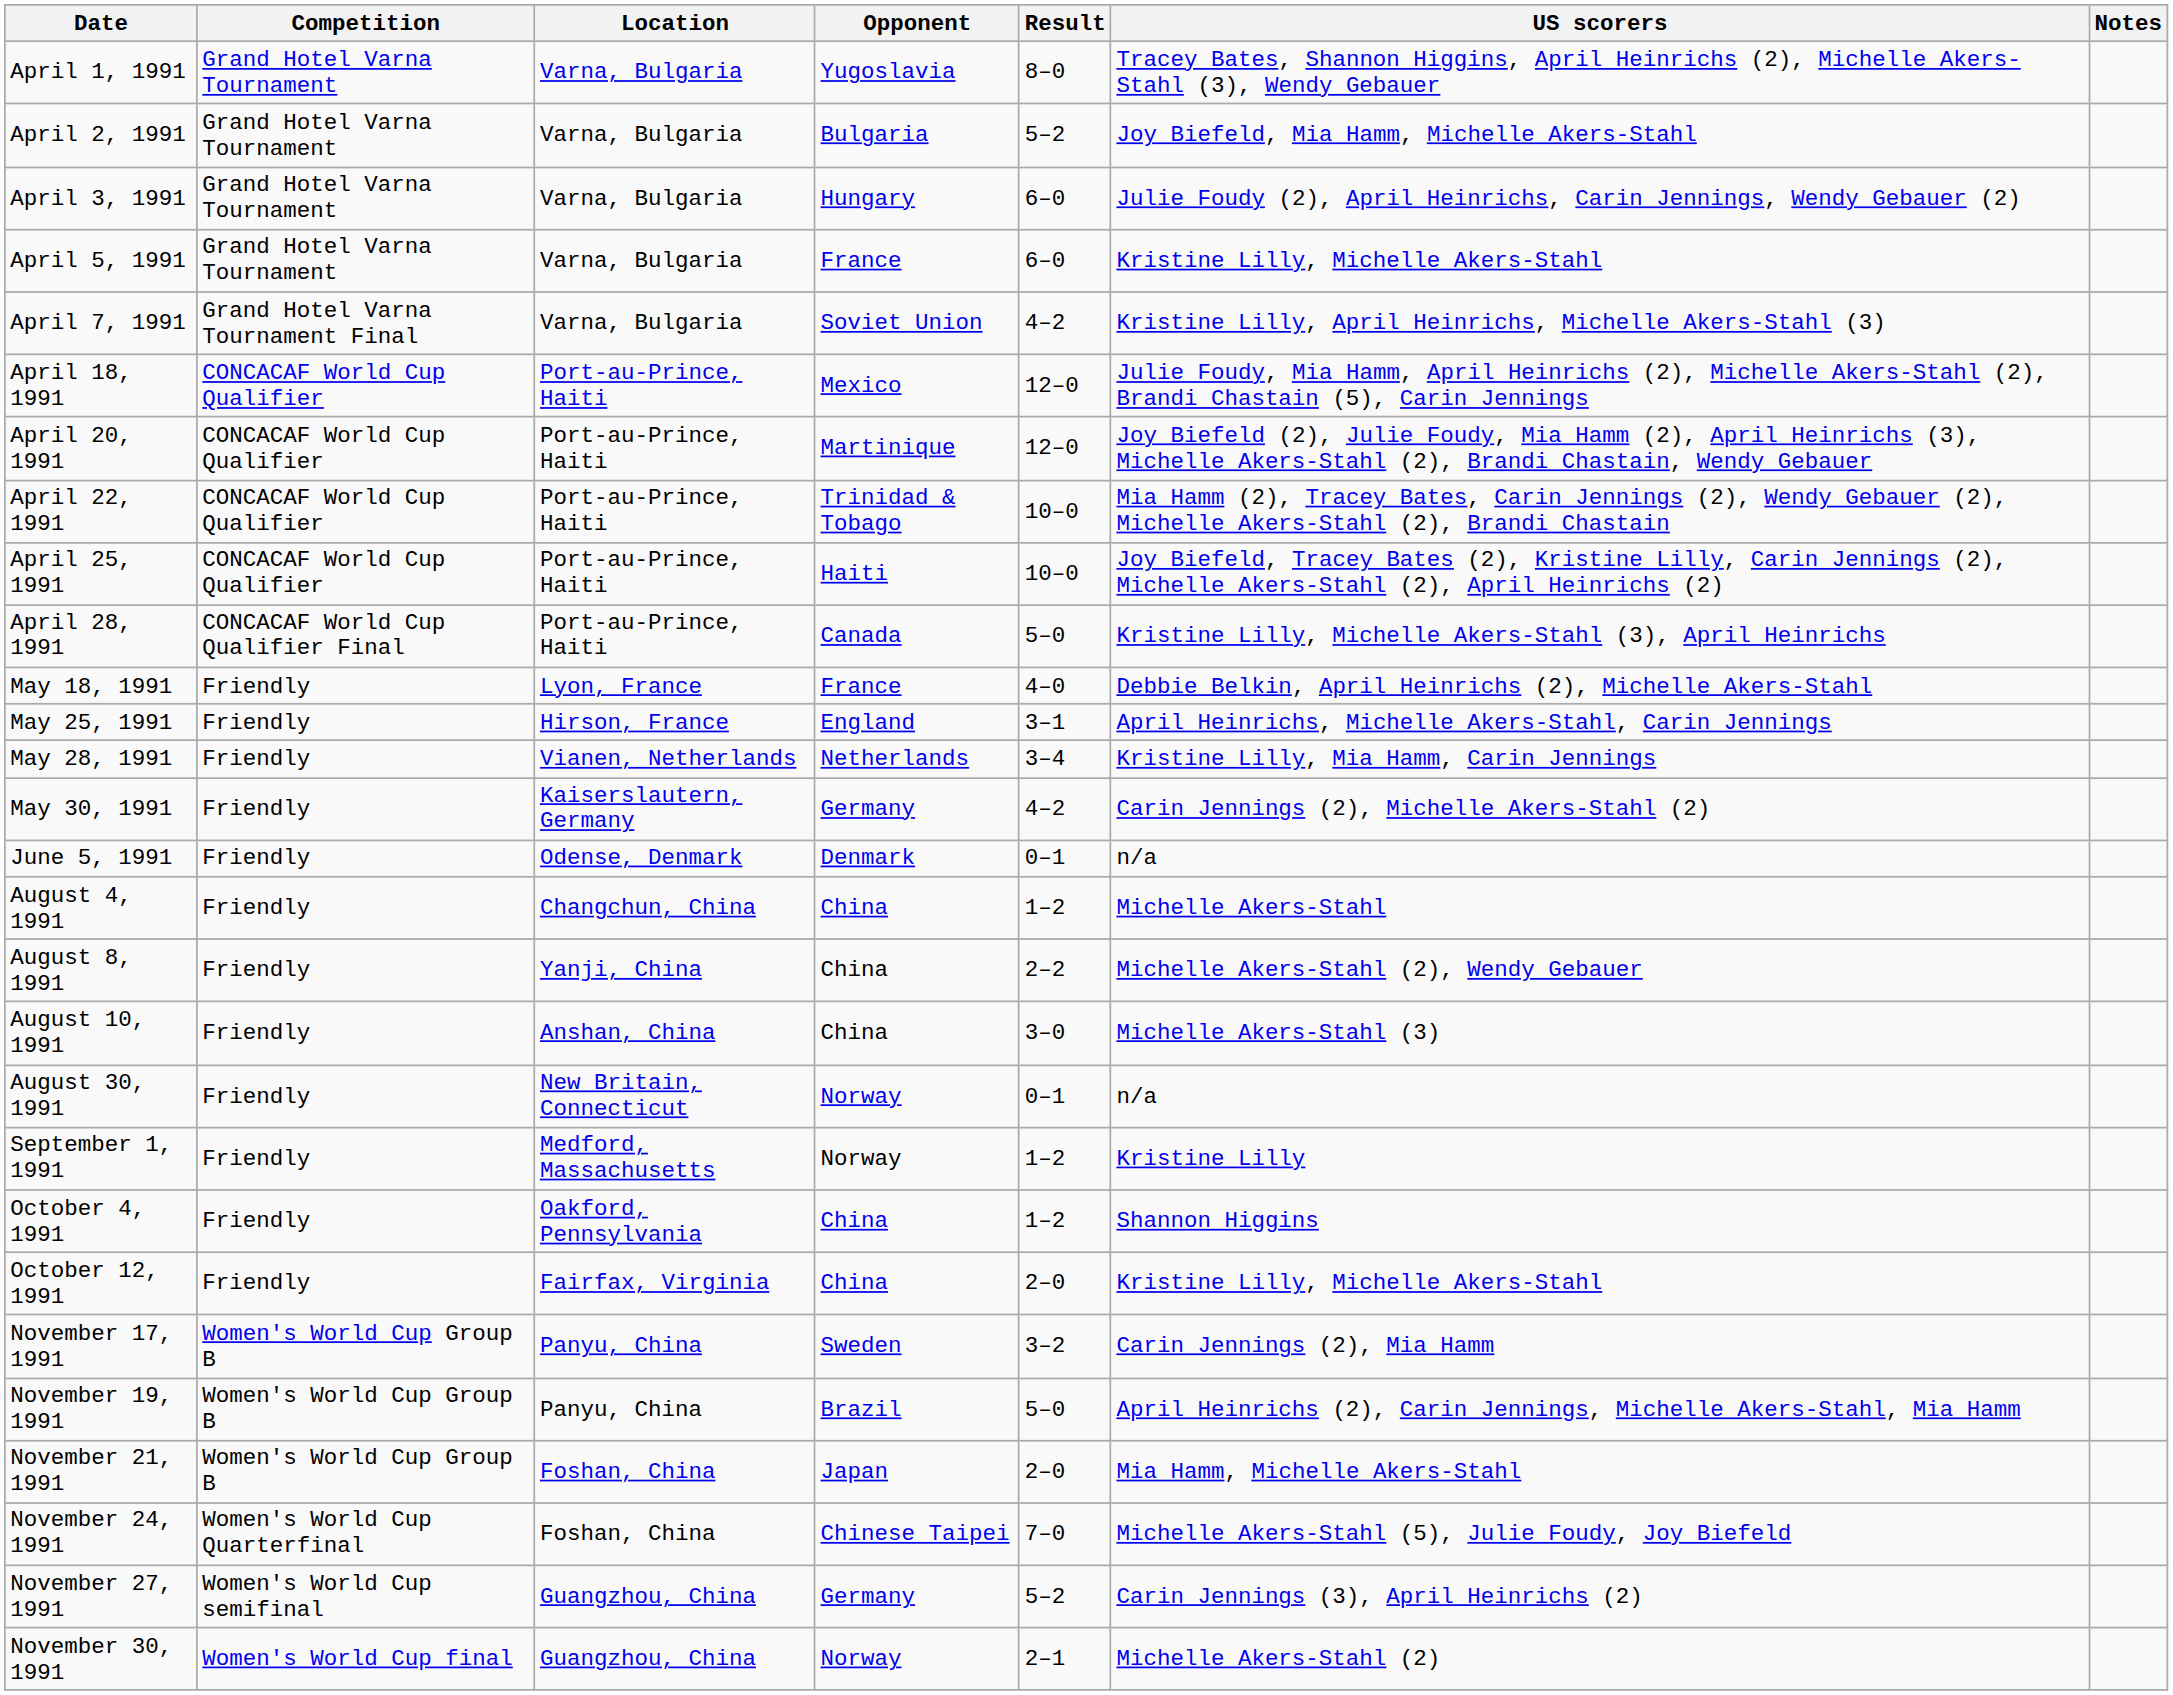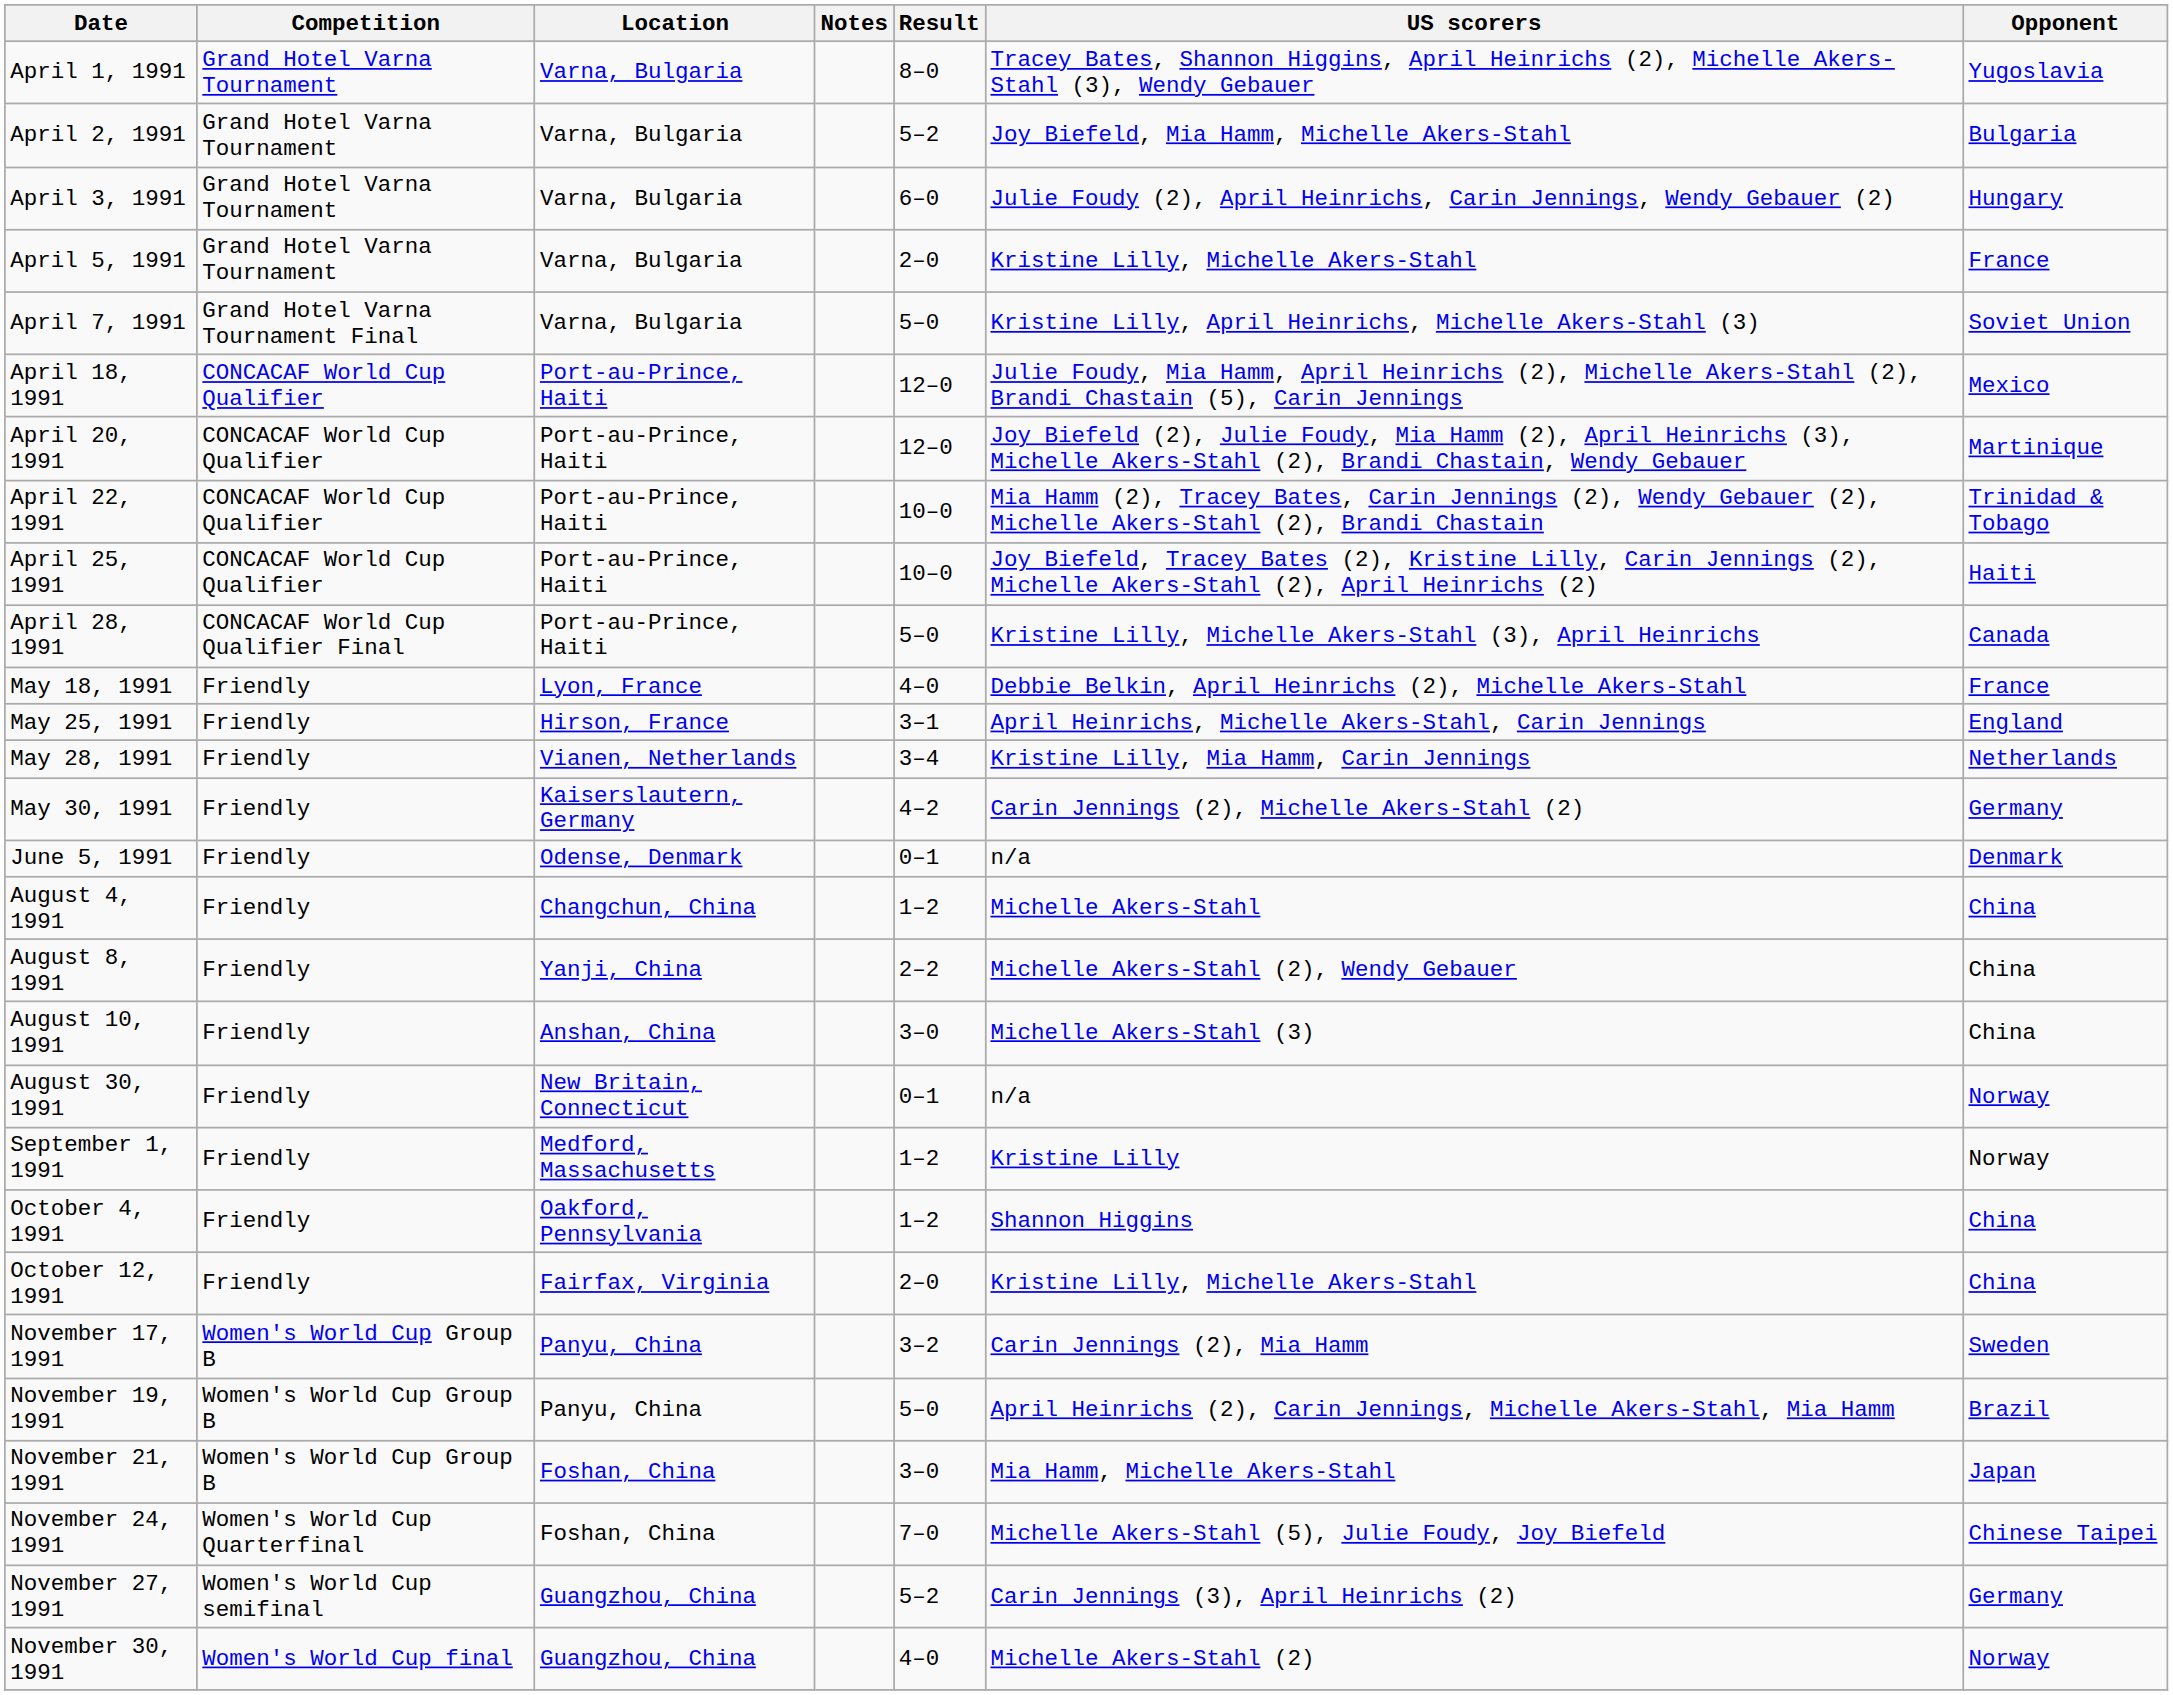columns swapped: (917, 23) <-> (2128, 23)
(1045, 261) 6–0 -> (919, 261) 2–0
(1045, 323) 4–2 -> (919, 323) 5–0
(1045, 1472) 2–0 -> (919, 1472) 3–0
(1045, 1659) 2–1 -> (919, 1659) 4–0
